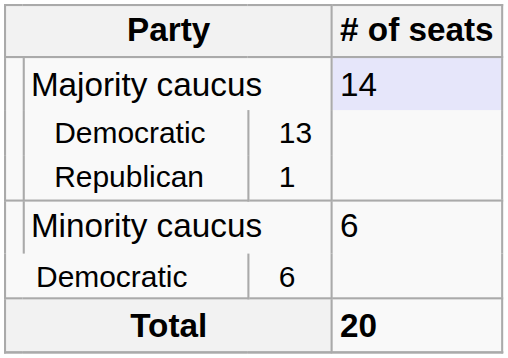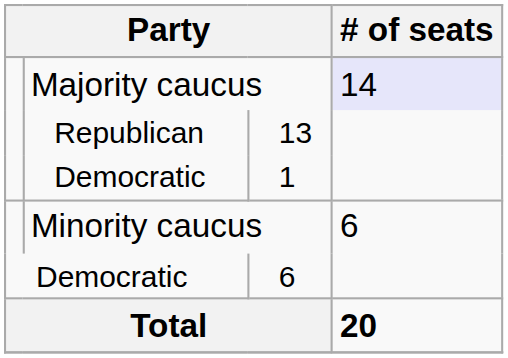(130, 132) Democratic -> (129, 132) Republican
(129, 177) Republican -> (130, 177) Democratic
